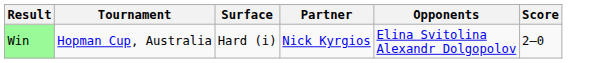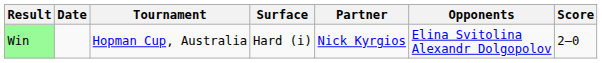+ column: (72, 14)
